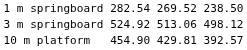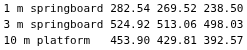(224, 24) 498.12 -> (224, 24) 498.03
(130, 40) 454.90 -> (130, 40) 453.90
